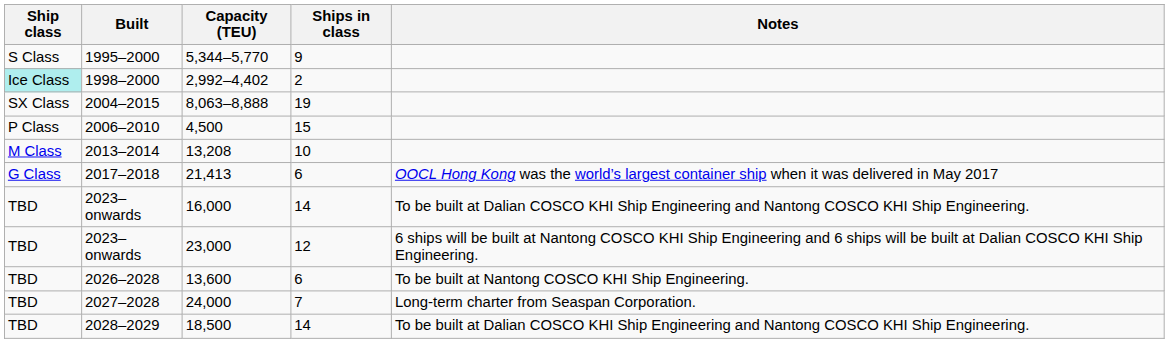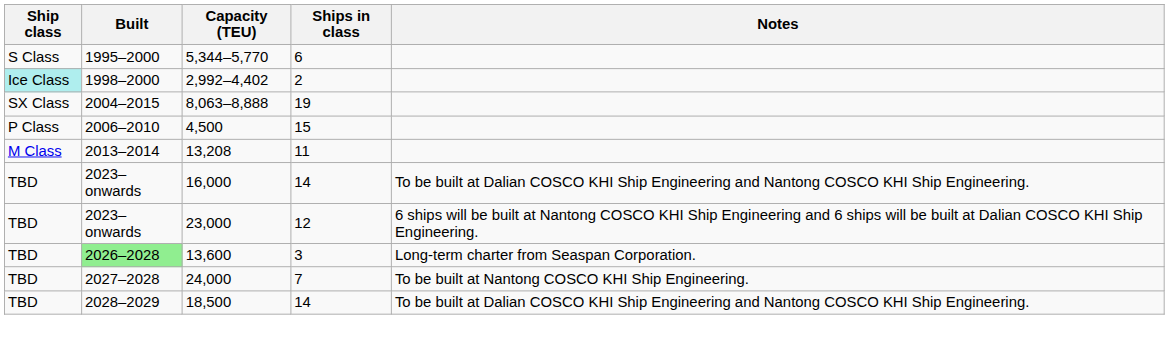(298, 56) 9 -> (298, 56) 6
(303, 151) 10 -> (302, 151) 11
- row: (208, 174)
(122, 278) no background -> (122, 255) lightgreen background
(298, 278) 6 -> (298, 255) 3
(572, 278) To be built at Nantong COSCO KHI Ship Engineering. -> (545, 255) Long-term charter from Seaspan Corporation.
(545, 302) Long-term charter from Seaspan Corporation. -> (572, 278) To be built at Nantong COSCO KHI Ship Engineering.
